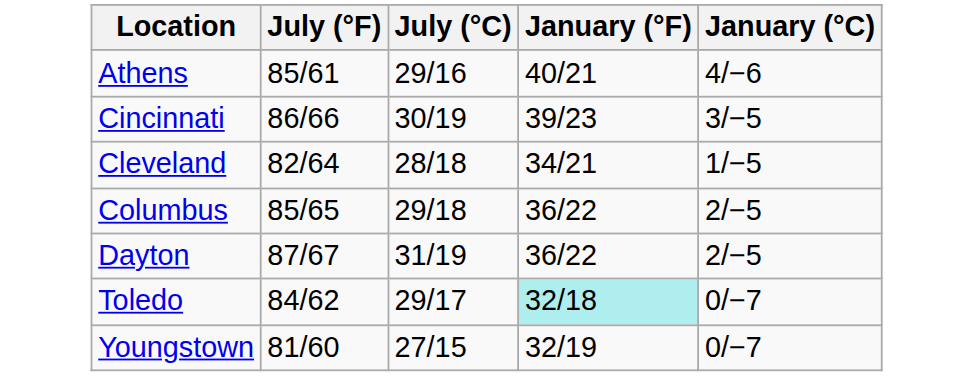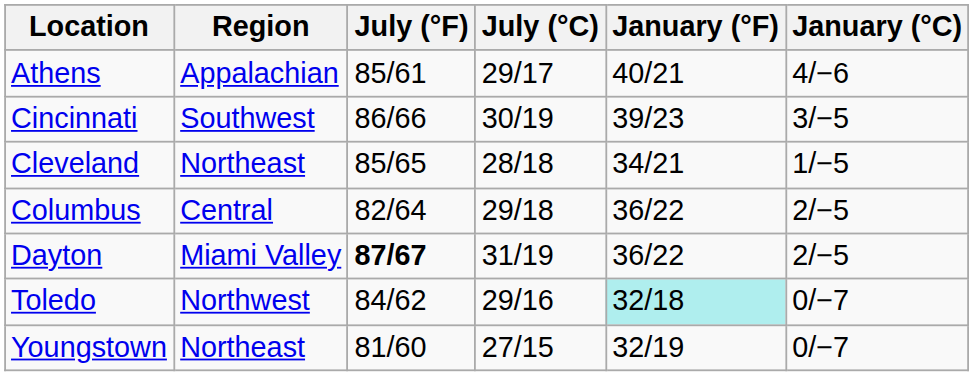+ column: (261, 27)
(431, 73) 29/16 -> (518, 73) 29/17
(303, 164) 82/64 -> (391, 164) 85/65
(303, 210) 85/65 -> (391, 210) 82/64
(303, 255) normal -> (391, 255) bold
(431, 301) 29/17 -> (518, 301) 29/16
